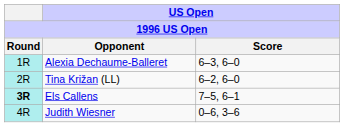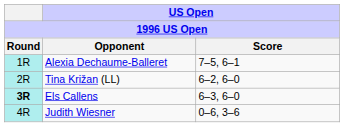(219, 63) 6–3, 6–0 -> (219, 63) 7–5, 6–1
(219, 96) 7–5, 6–1 -> (219, 96) 6–3, 6–0
